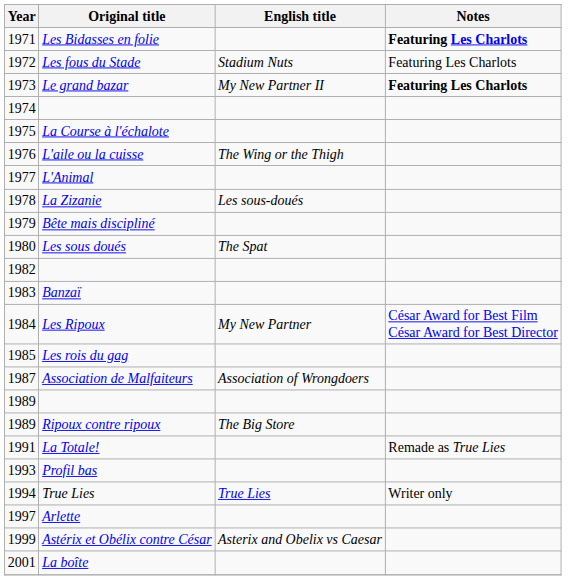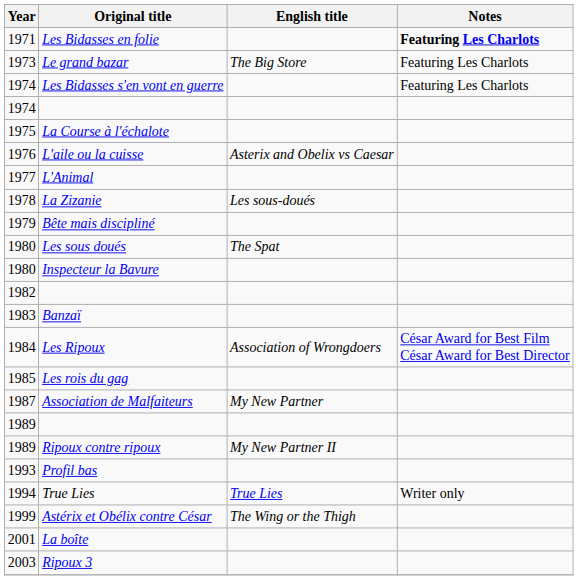- row: (22, 62)
(271, 85) My New Partner II -> (268, 62) The Big Store
(458, 85) bold -> (464, 62) normal
+ row: (22, 85)
(281, 154) The Wing or the Thigh -> (312, 154) Asterix and Obelix vs Caesar
+ row: (22, 269)
(265, 324) My New Partner -> (305, 347) Association of Wrongdoers
(294, 378) Association of Wrongdoers -> (277, 401) My New Partner
(256, 424) The Big Store -> (283, 447) My New Partner II
- row: (22, 447)
- row: (22, 516)
(300, 540) Asterix and Obelix vs Caesar -> (293, 516) The Wing or the Thigh
+ row: (22, 563)
